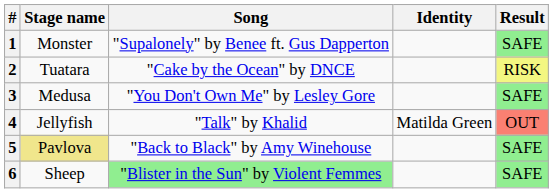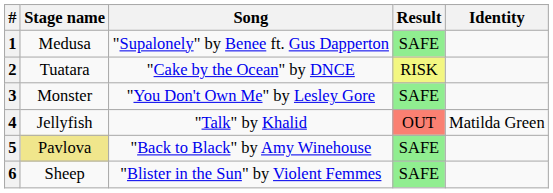columns swapped: (444, 17) <-> (522, 17)
(65, 43) Monster -> (65, 43) Medusa
(65, 95) Medusa -> (65, 95) Monster
(251, 174) lightgreen background -> (251, 174) no background
